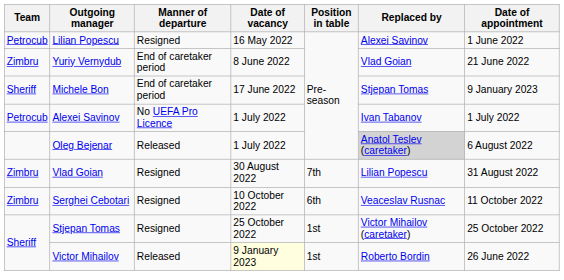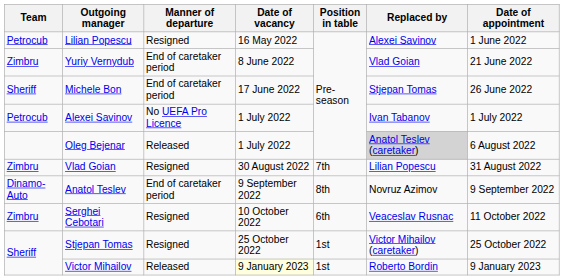(502, 90) 9 January 2023 -> (501, 90) 26 June 2022
+ row: (95, 189)
(498, 256) 26 June 2022 -> (505, 267) 9 January 2023
